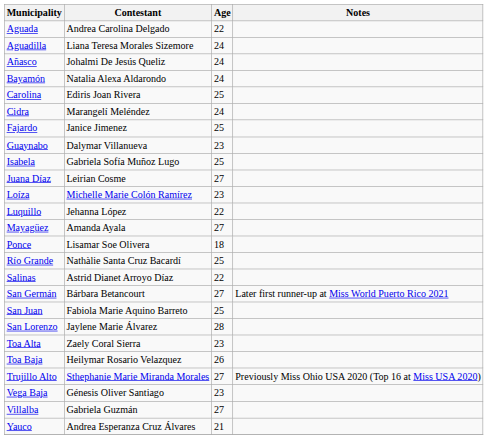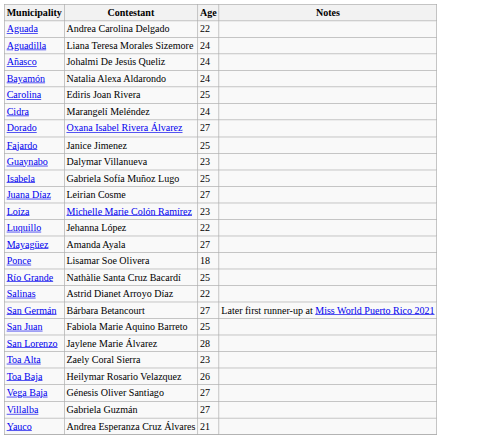+ row: (22, 128)
- row: (32, 376)
(219, 393) 23 -> (205, 393) 27
